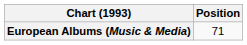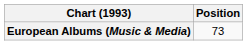(218, 31) 71 -> (218, 31) 73
